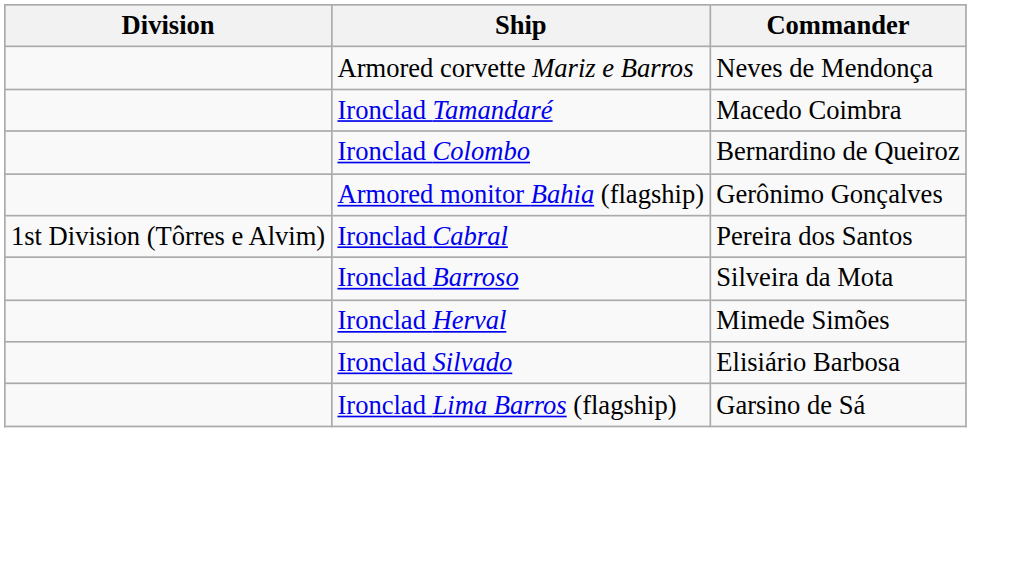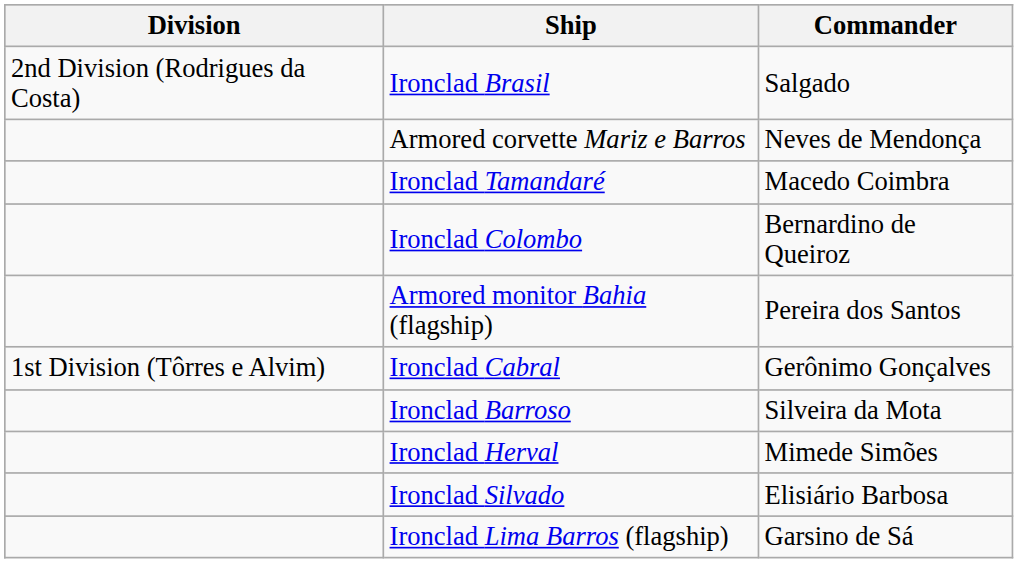+ row: (470, 82)
(830, 194) Gerônimo Gonçalves -> (863, 310) Pereira dos Santos
(814, 236) Pereira dos Santos -> (878, 367) Gerônimo Gonçalves
